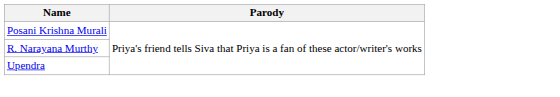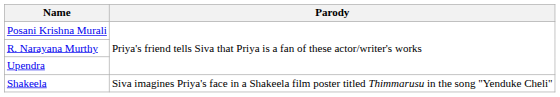+ row: (27, 83)
